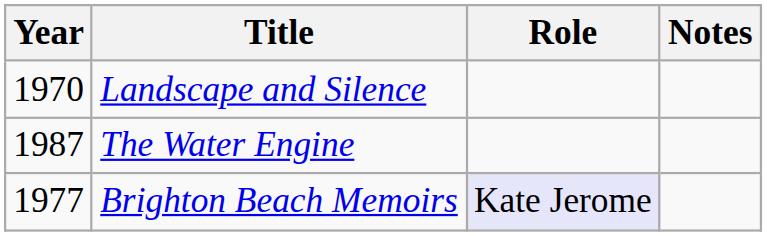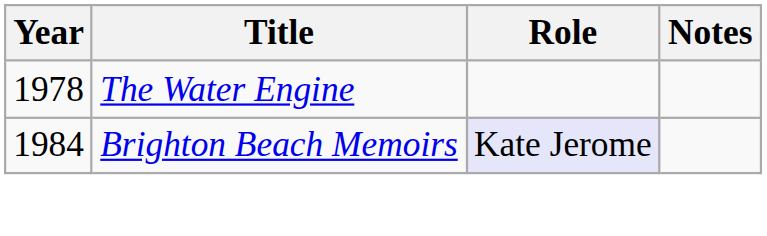- row: (263, 88)
(49, 144) 1987 -> (49, 88) 1978
(49, 200) 1977 -> (49, 144) 1984
